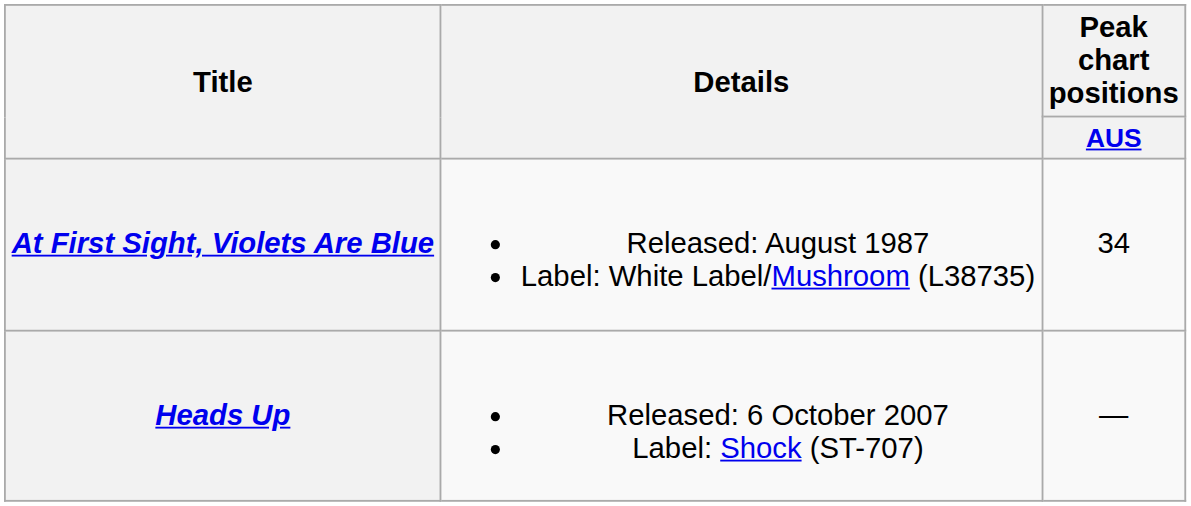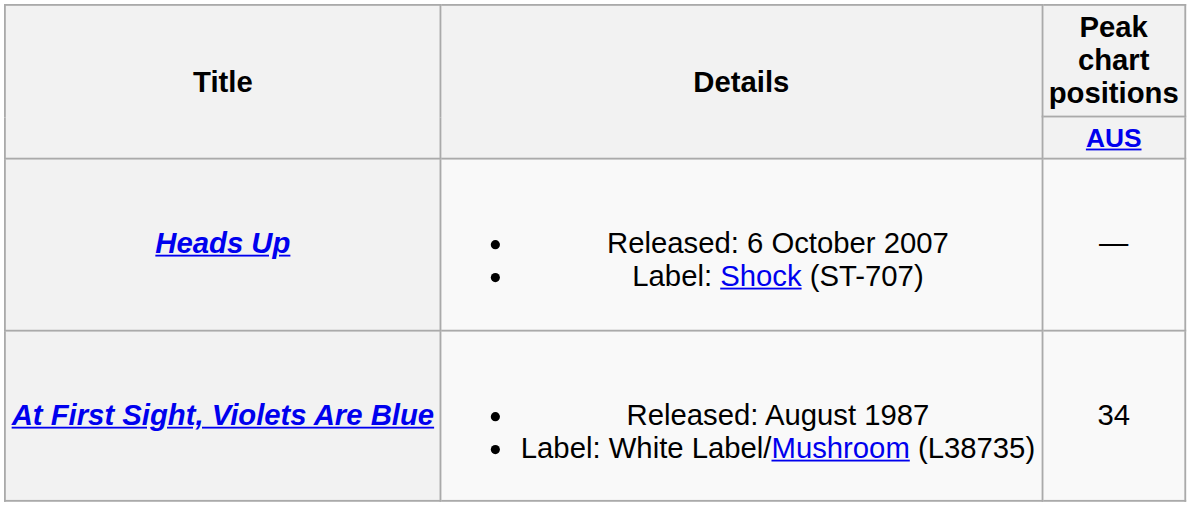rows swapped: (223, 243) <-> (223, 414)
